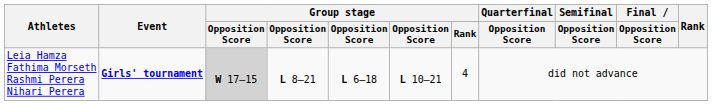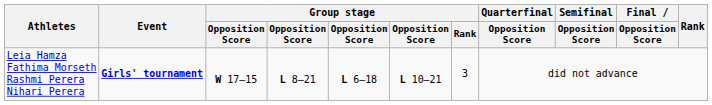(236, 80) lightgrey background -> (236, 80) no background
(465, 74) 4 -> (465, 74) 3
